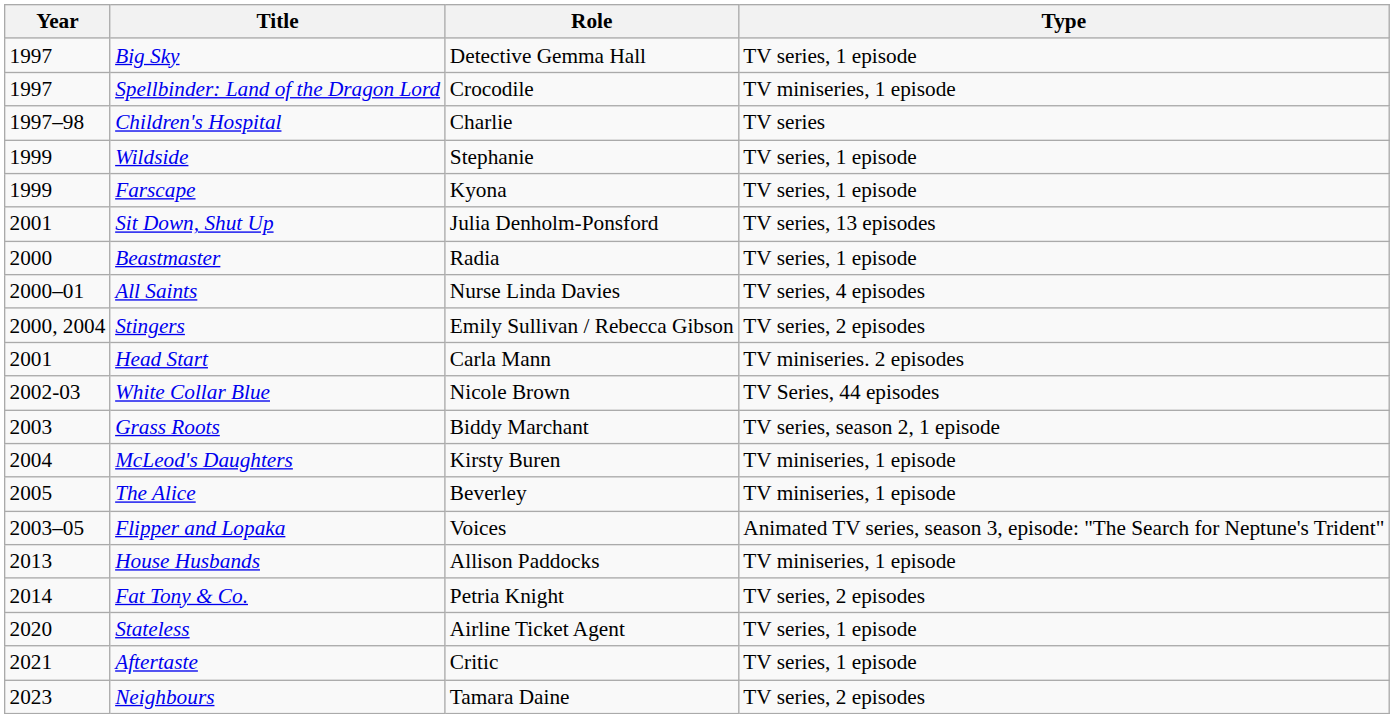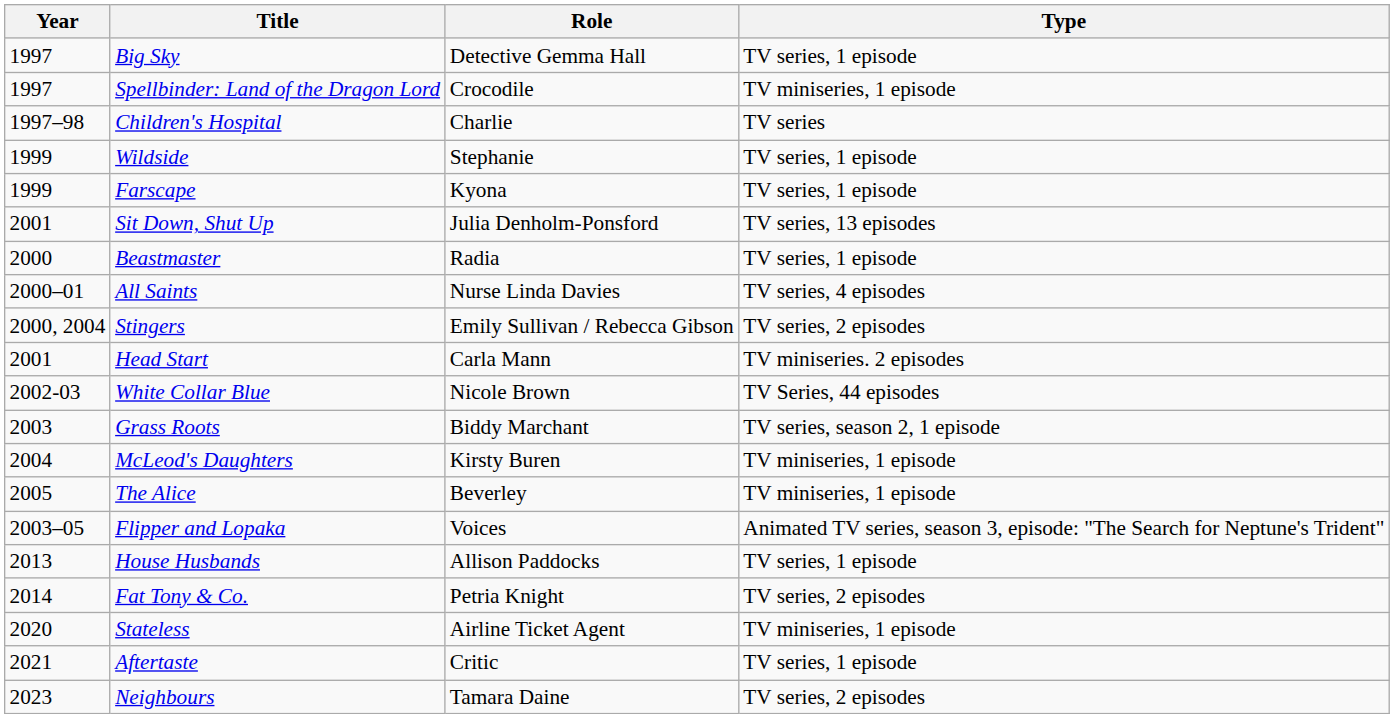(850, 561) TV miniseries, 1 episode -> (830, 561) TV series, 1 episode
(830, 628) TV series, 1 episode -> (850, 628) TV miniseries, 1 episode
